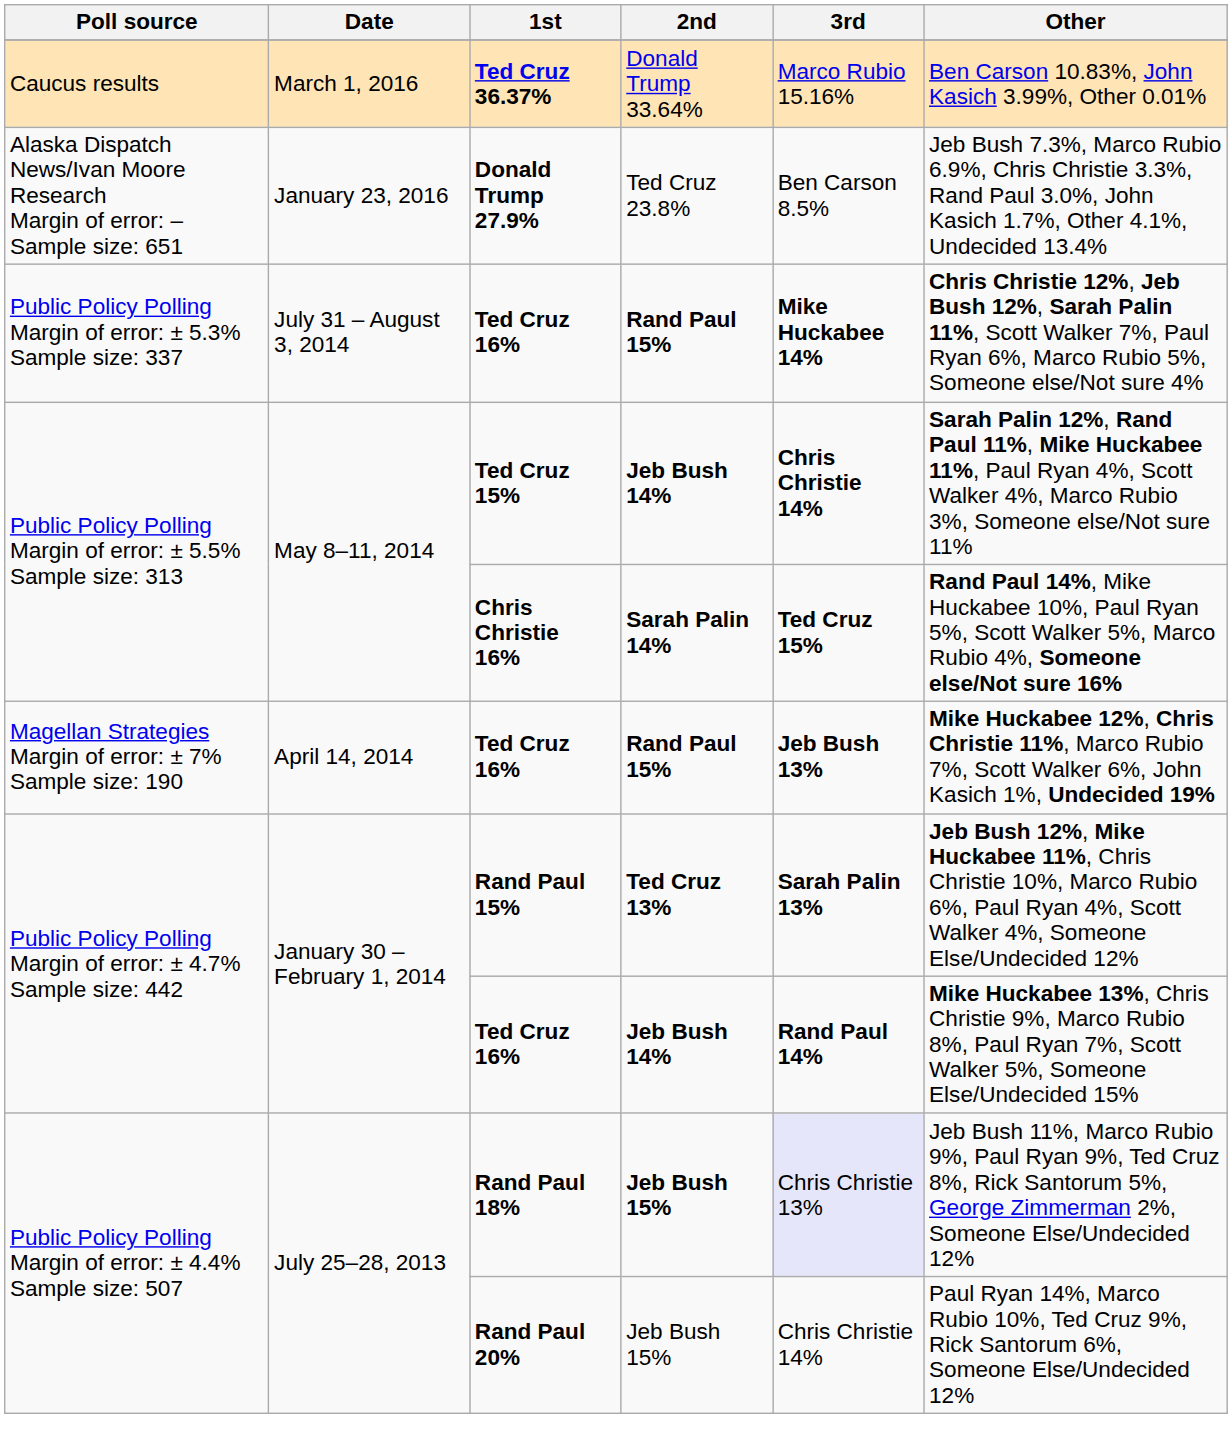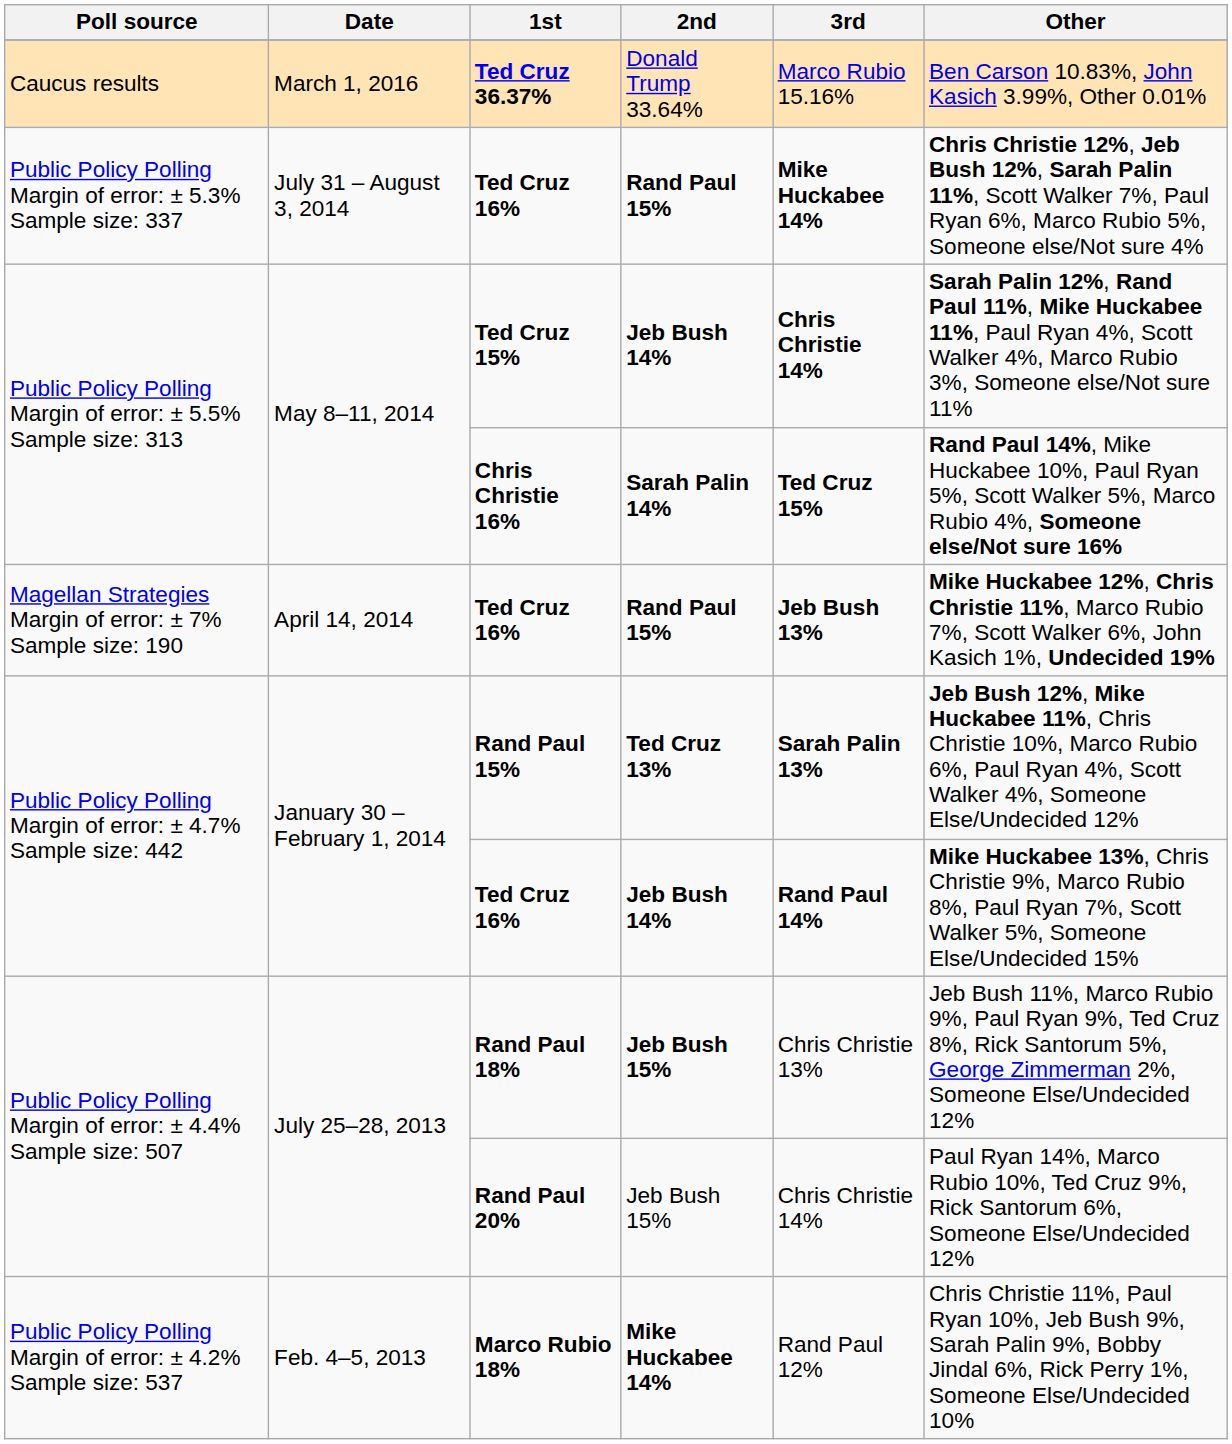- row: (98, 195)
(845, 1194) lavender background -> (845, 1057) no background
+ row: (125, 1357)
